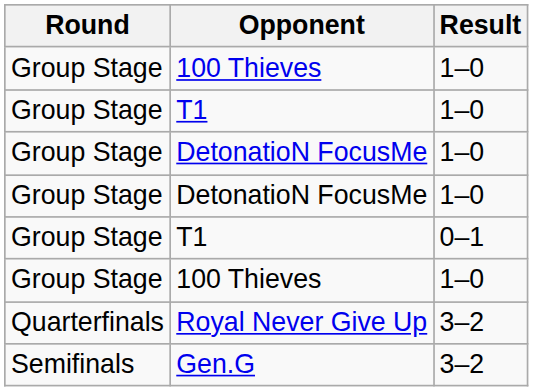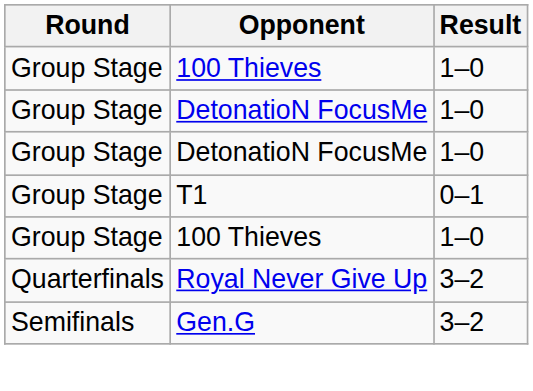- row: (192, 110)
